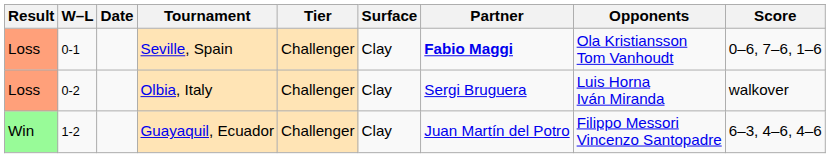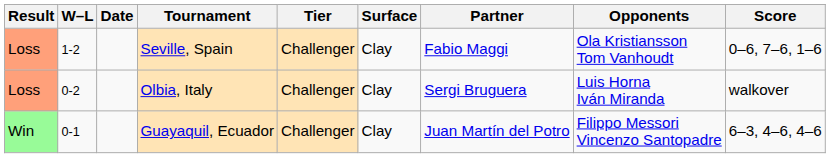(71, 50) 0-1 -> (71, 50) 1-2
(469, 49) bold -> (466, 49) normal
(71, 132) 1-2 -> (71, 132) 0-1
